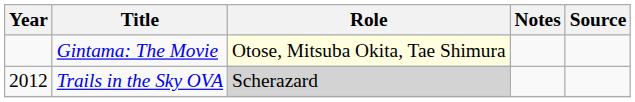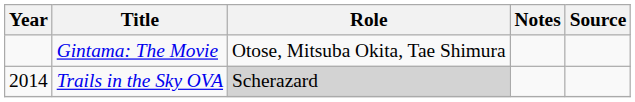(369, 50) lightyellow background -> (369, 50) no background
(28, 81) 2012 -> (28, 81) 2014
